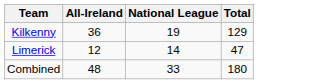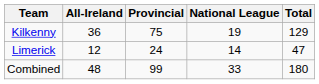+ column: (156, 13)
